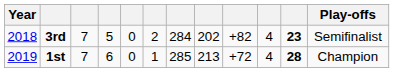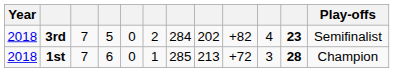(22, 57) 2019 -> (22, 57) 2018
(269, 57) 4 -> (269, 57) 3
